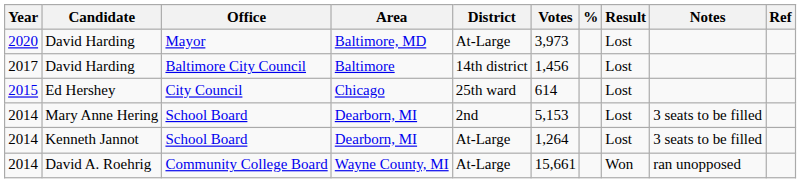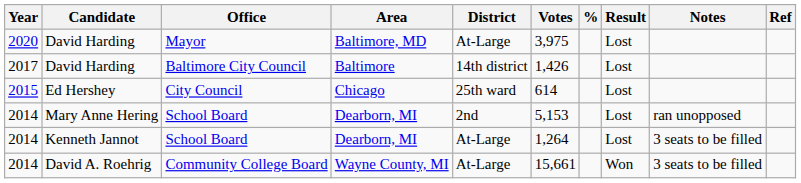(552, 41) 3,973 -> (552, 41) 3,975
(552, 65) 1,456 -> (552, 65) 1,426
(708, 115) 3 seats to be filled -> (697, 115) ran unopposed
(697, 164) ran unopposed -> (708, 164) 3 seats to be filled
